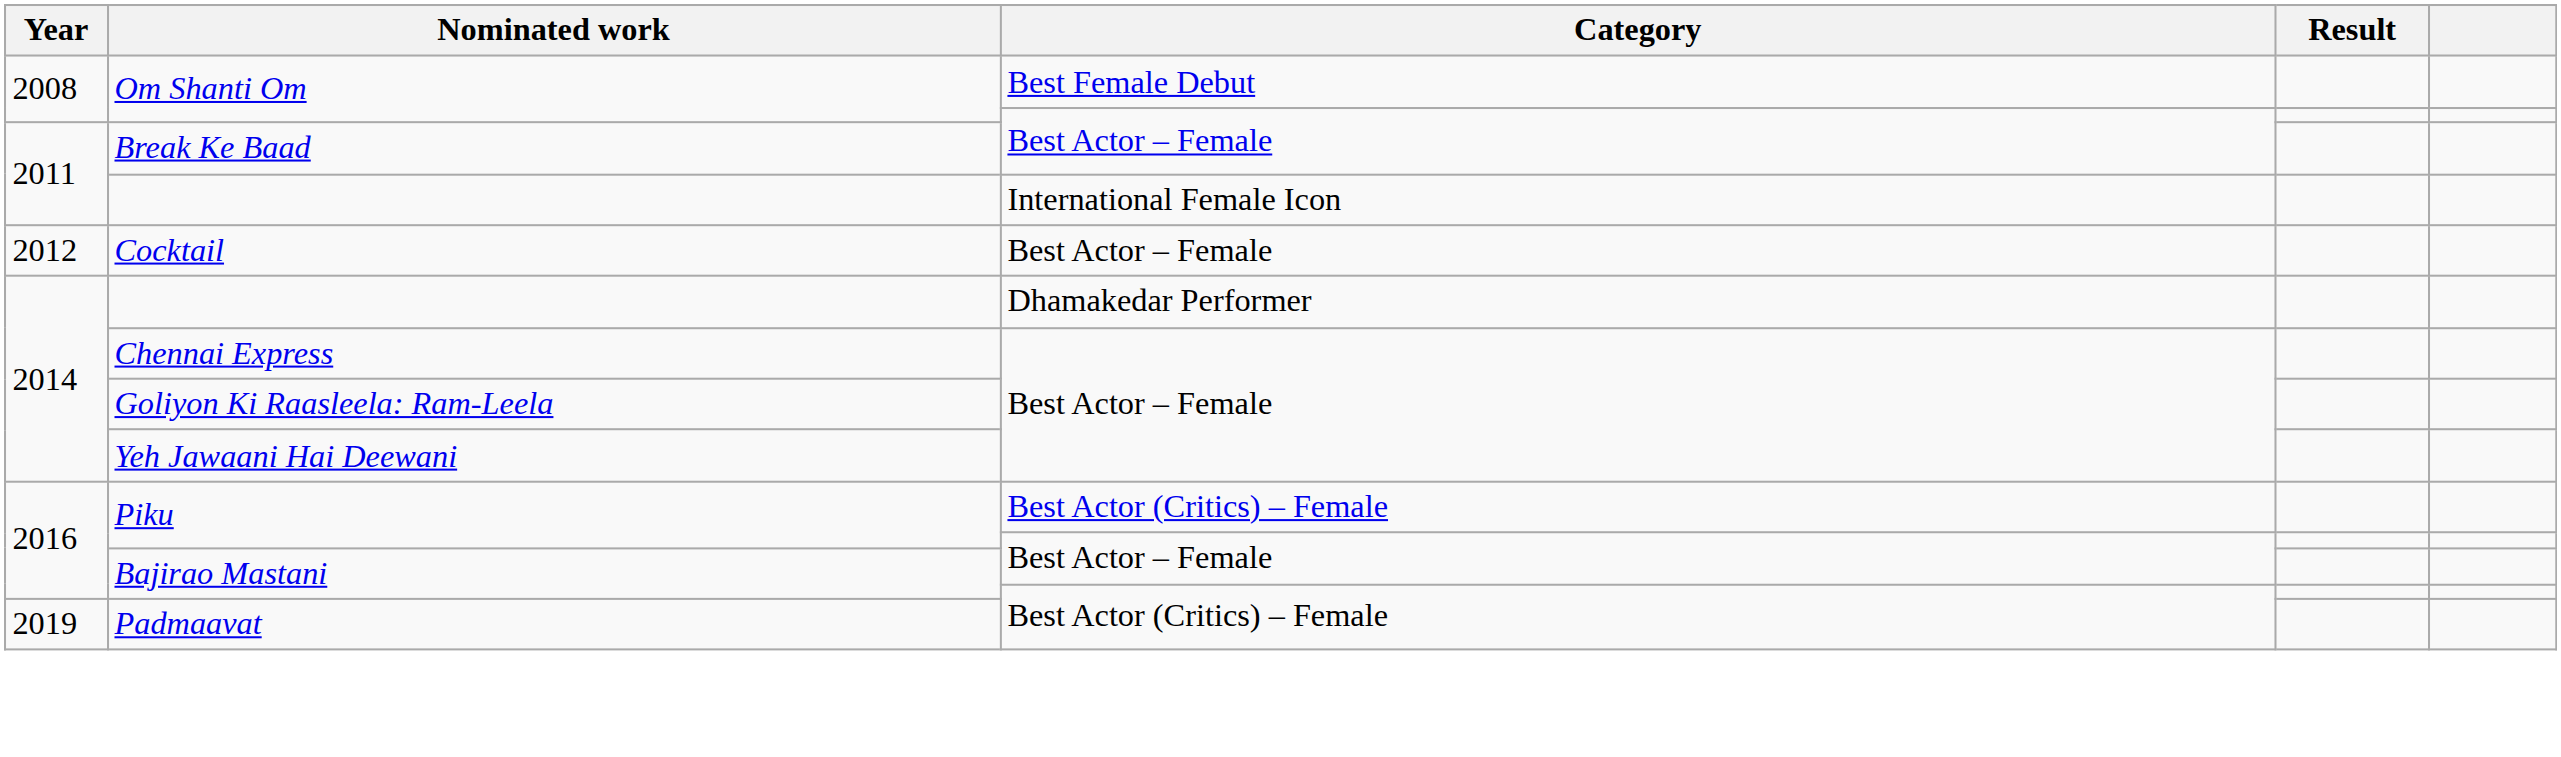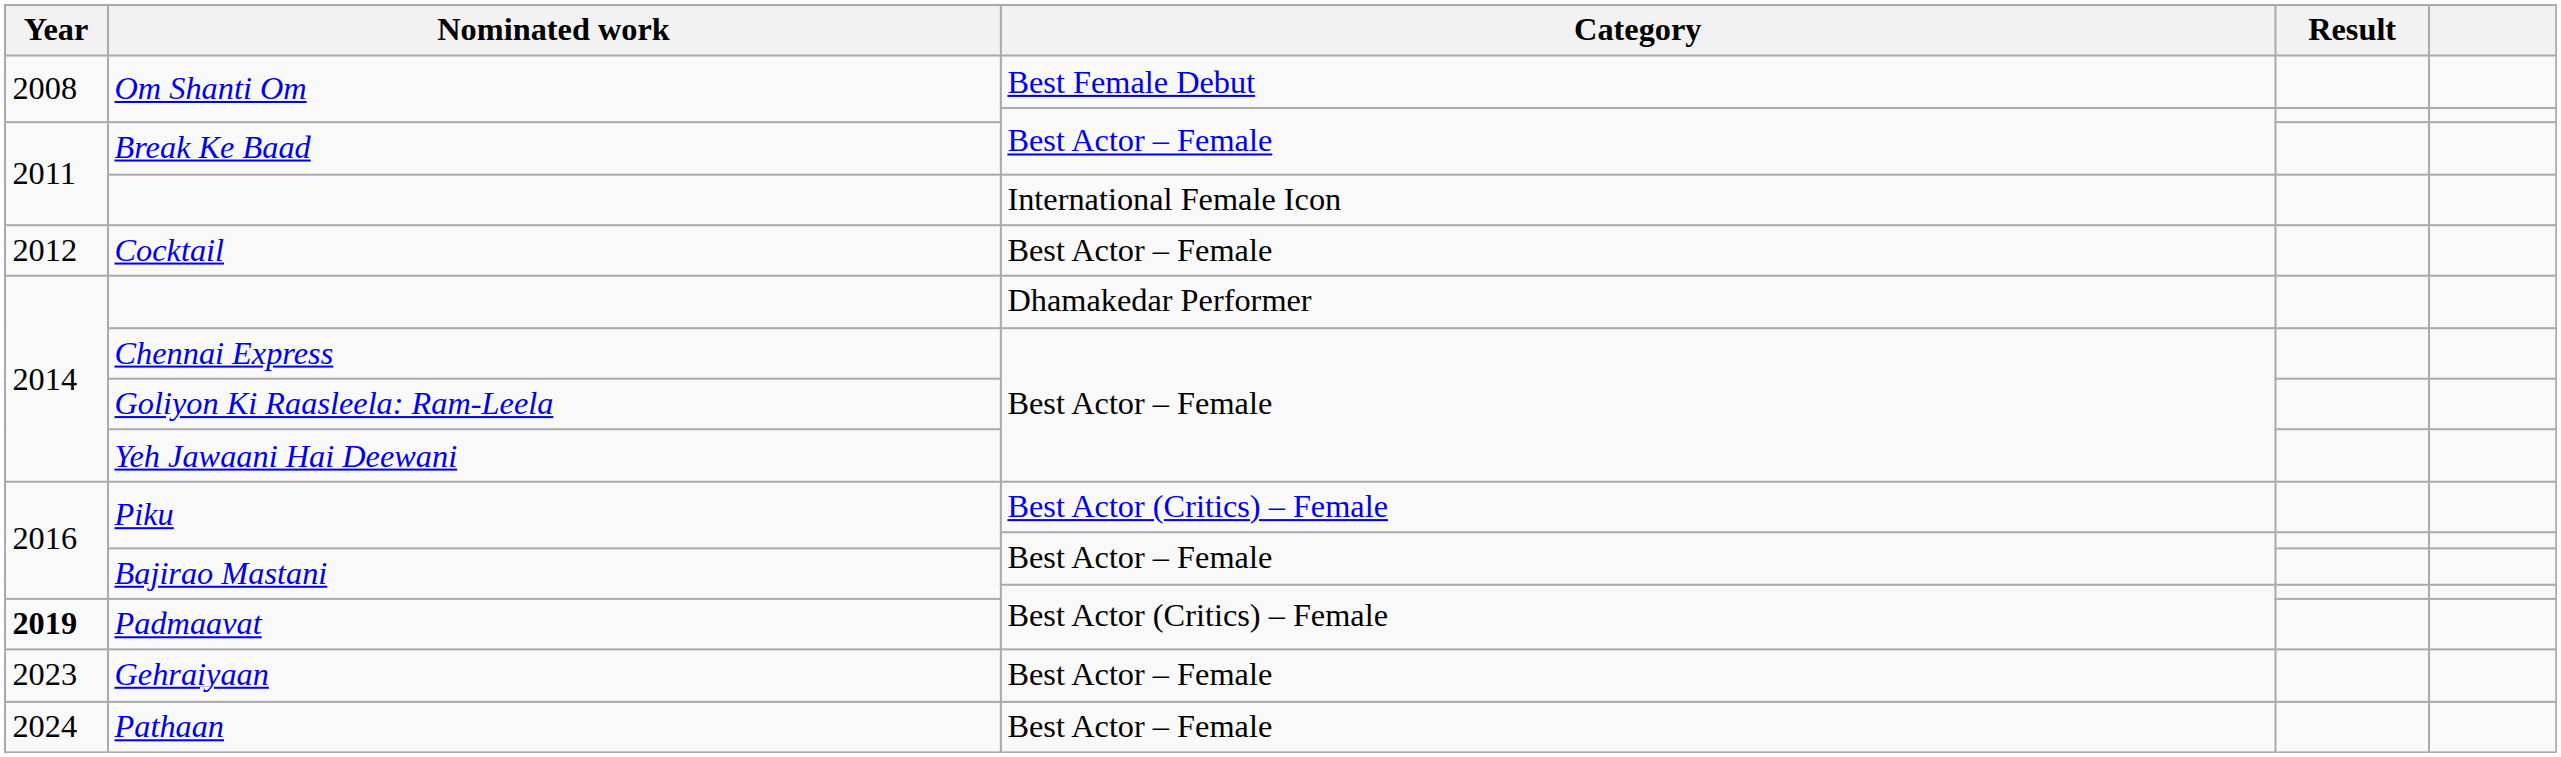(45, 623) normal -> (45, 623) bold
+ row: (192, 675)
+ row: (169, 726)
